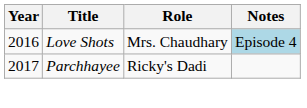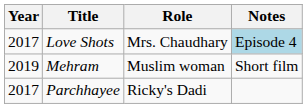(24, 41) 2016 -> (24, 41) 2017
+ row: (73, 66)
